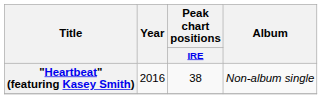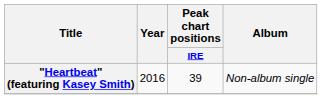(195, 78) 38 -> (195, 78) 39
